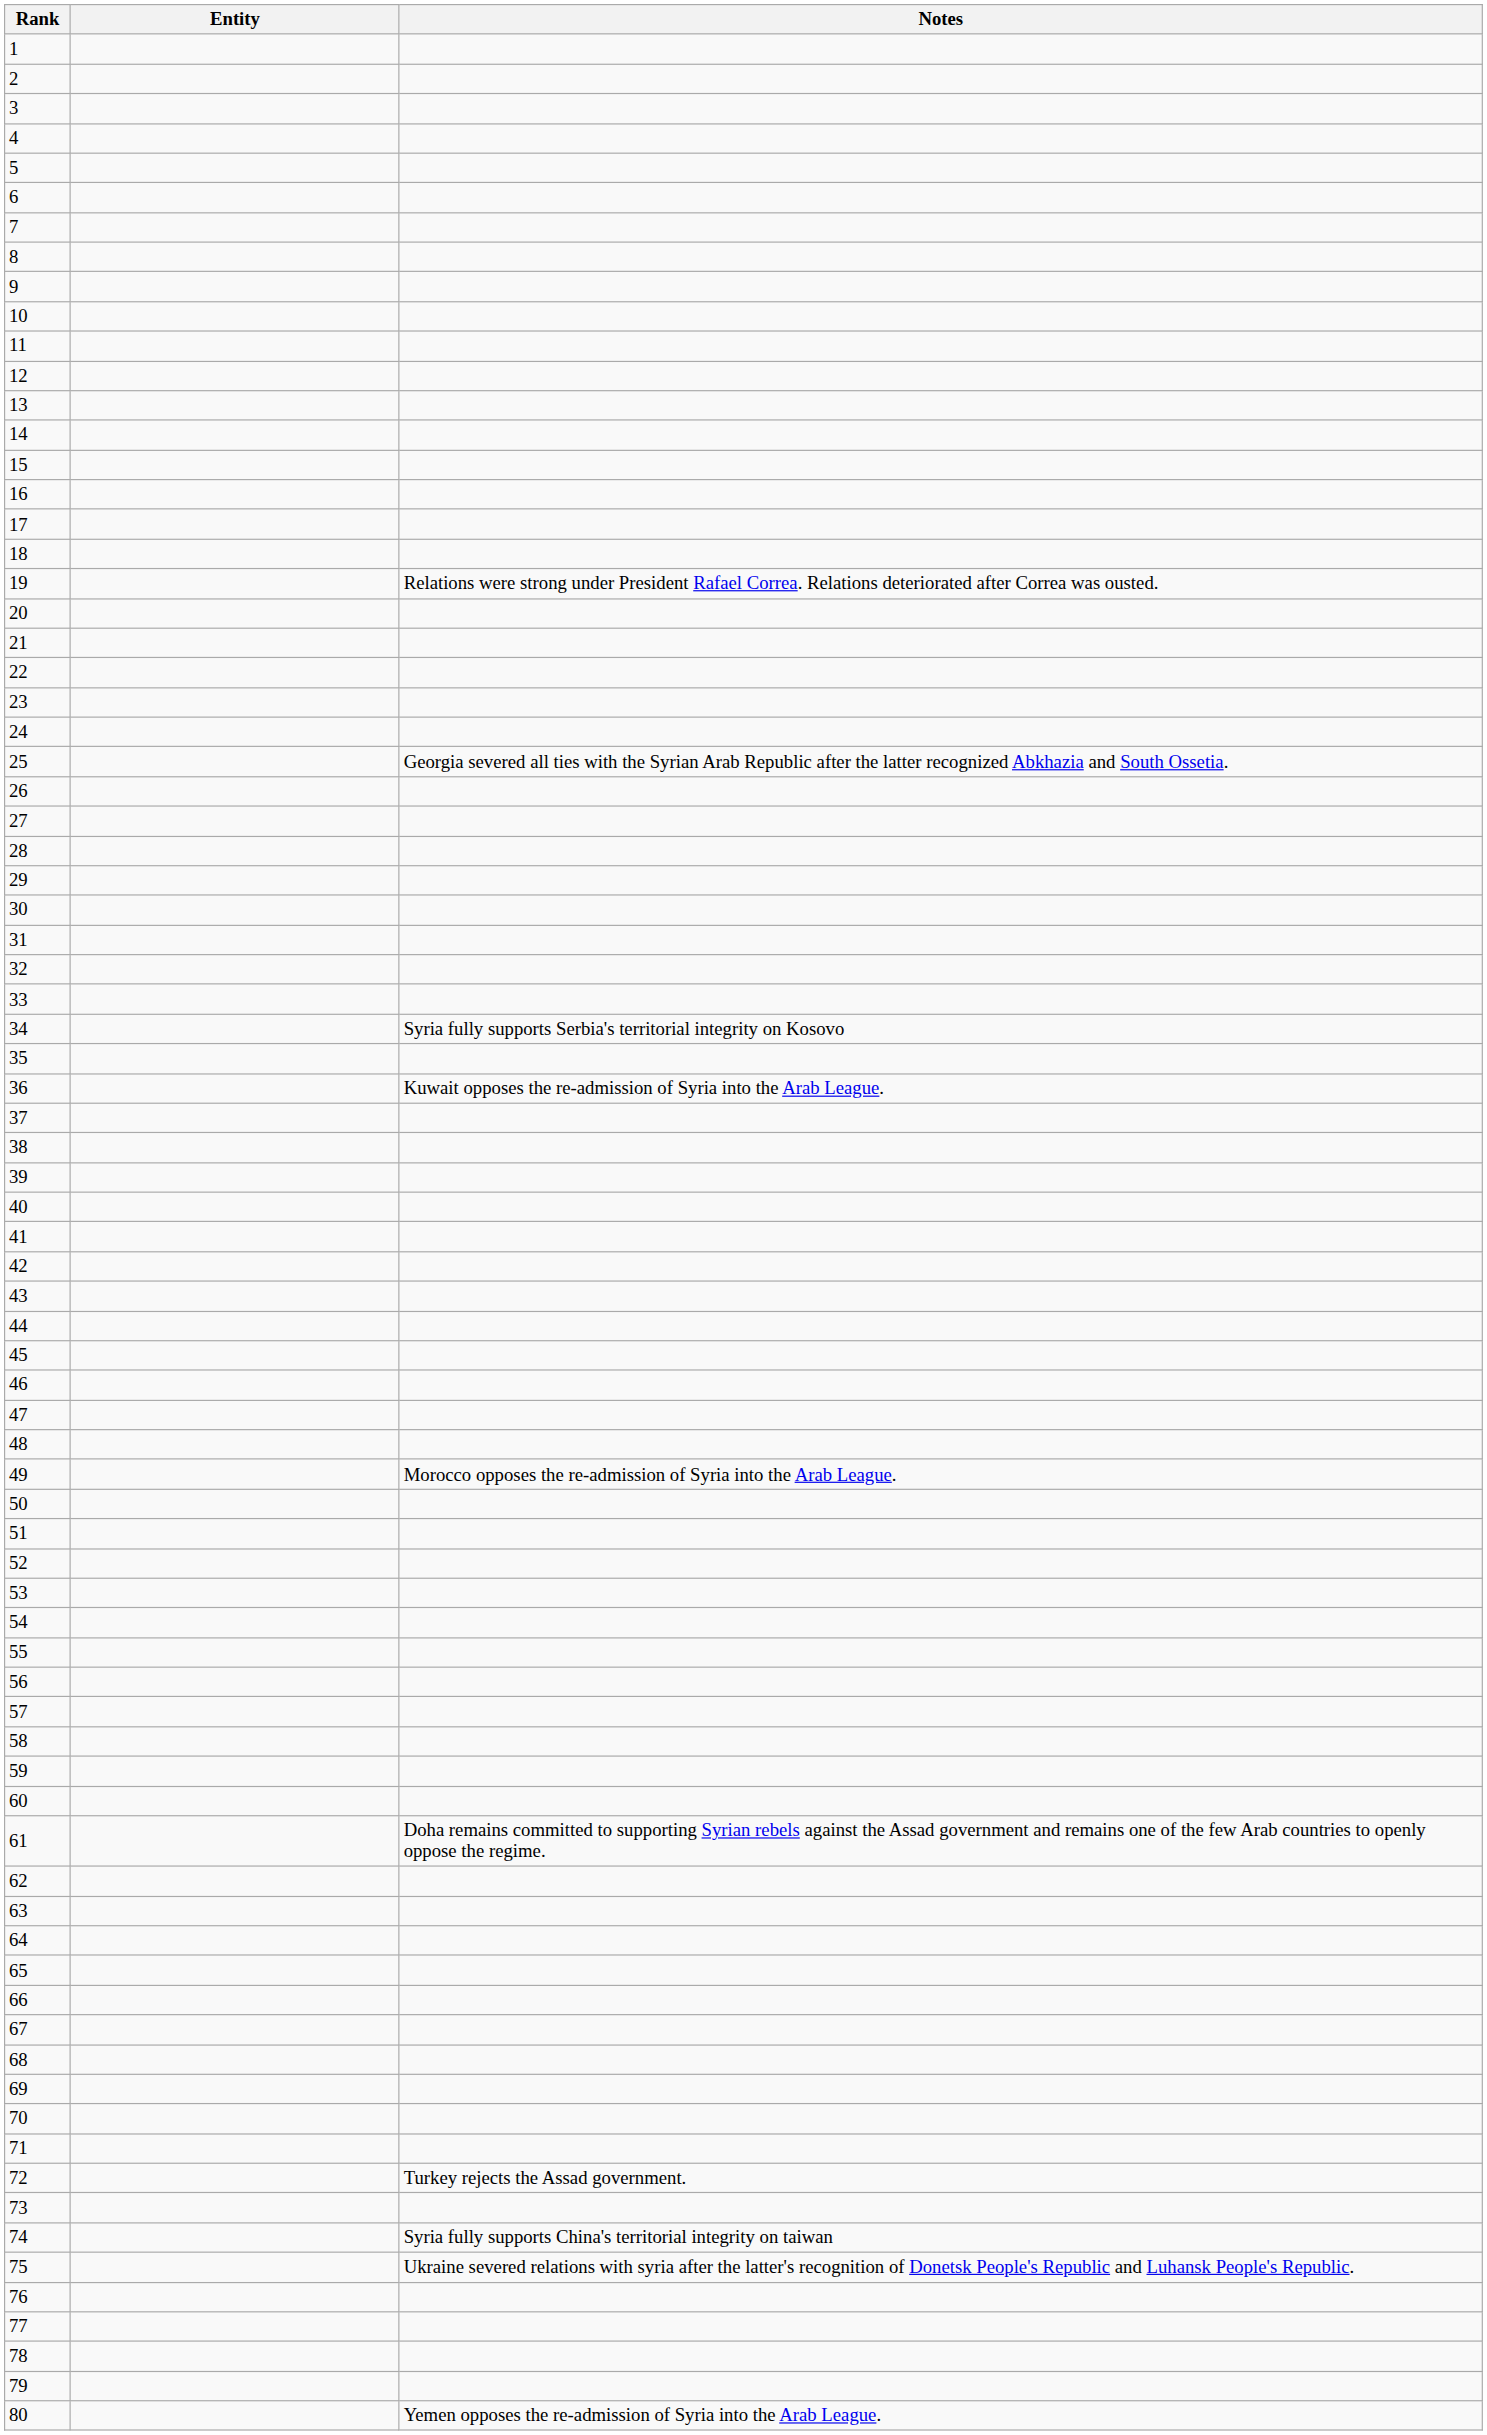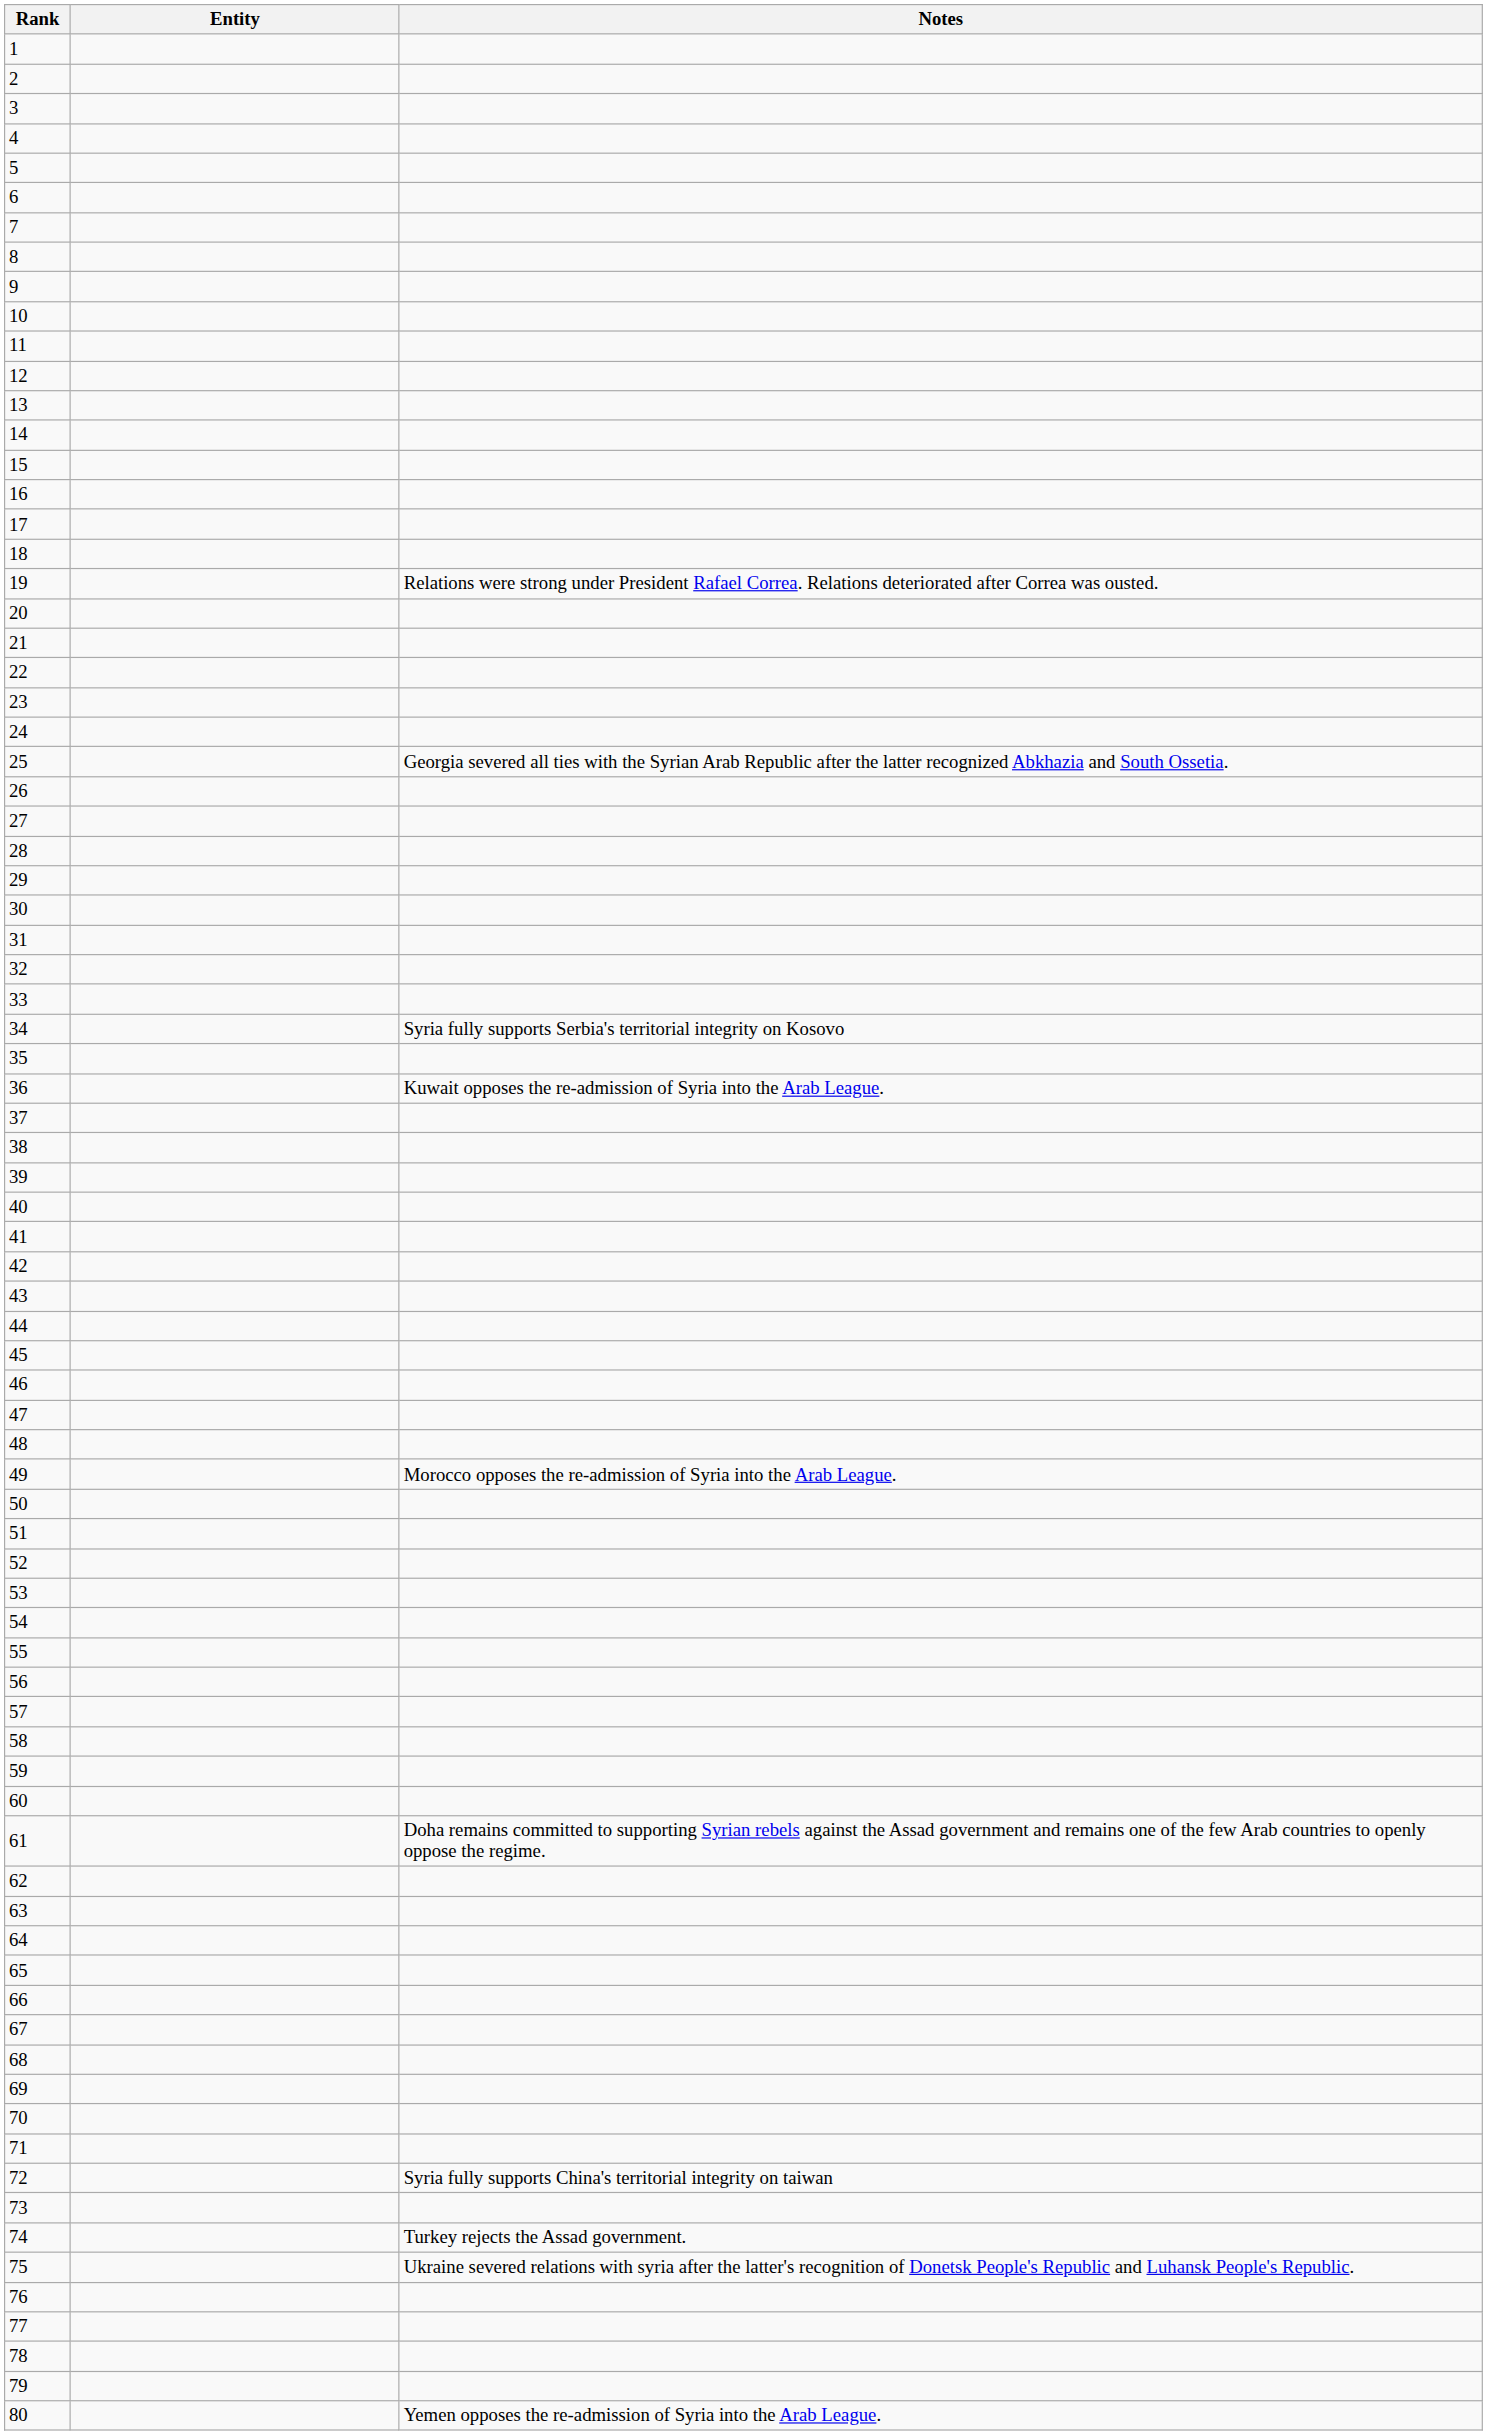(545, 2177) Turkey rejects the Assad government. -> (618, 2177) Syria fully supports China's territorial integrity on taiwan
(618, 2237) Syria fully supports China's territorial integrity on taiwan -> (545, 2237) Turkey rejects the Assad government.
